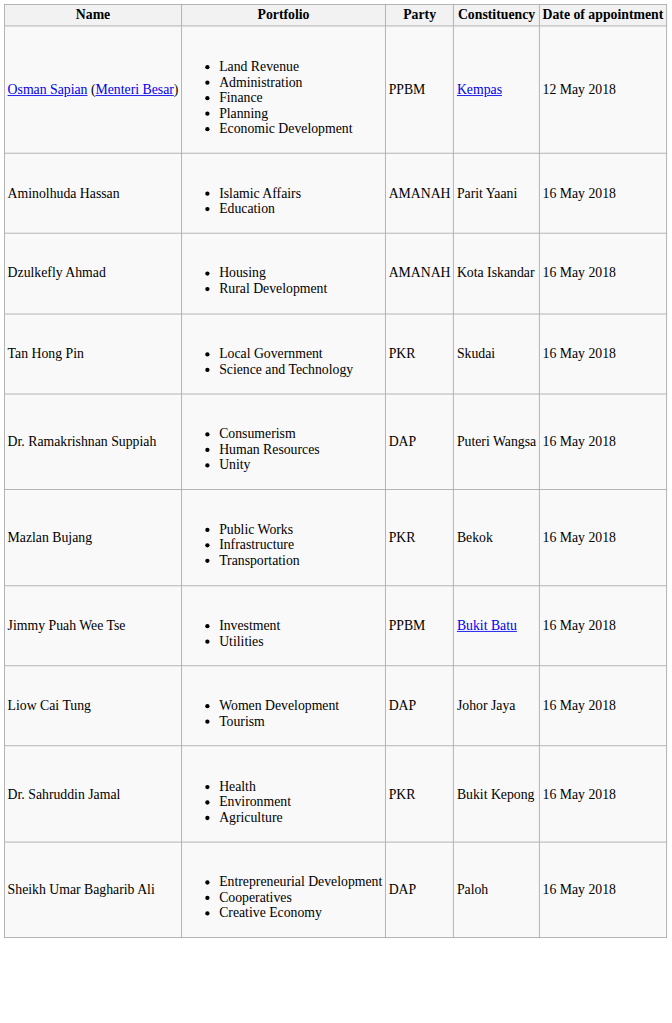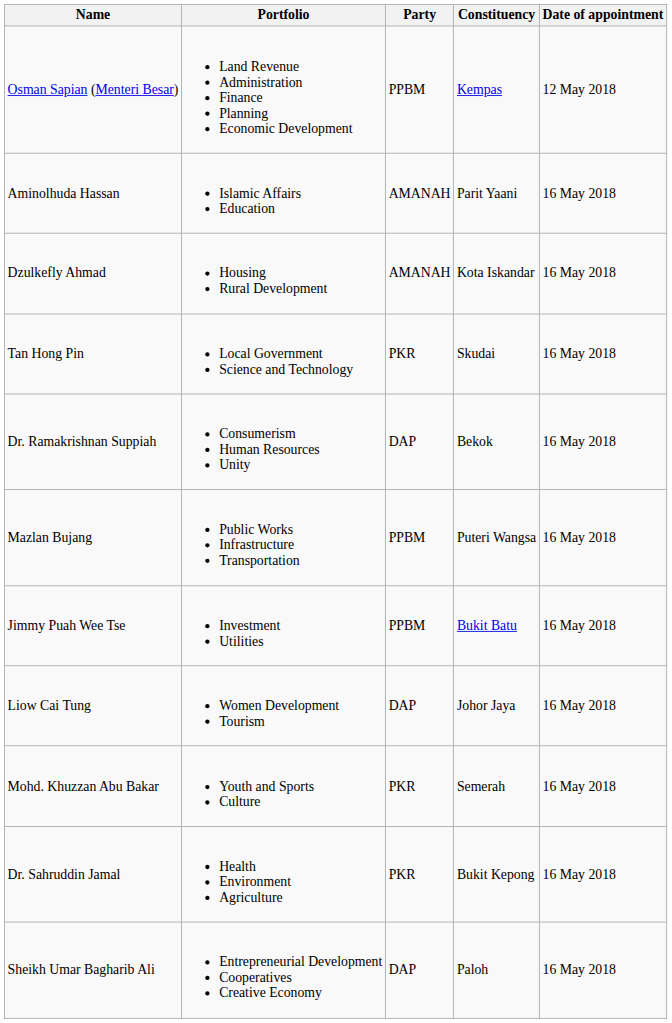(497, 441) Puteri Wangsa -> (475, 441) Bekok
(402, 537) PKR -> (407, 537) PPBM
(475, 537) Bekok -> (497, 537) Puteri Wangsa
+ row: (83, 786)
